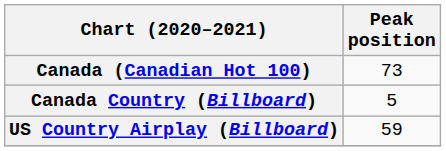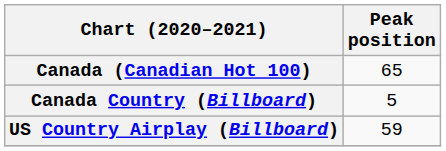(392, 71) 73 -> (392, 71) 65
